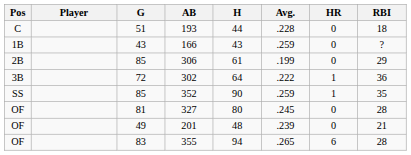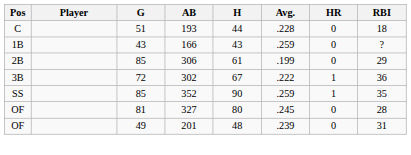(237, 77) 64 -> (237, 77) 67
(382, 126) 21 -> (382, 126) 31
- row: (189, 142)
